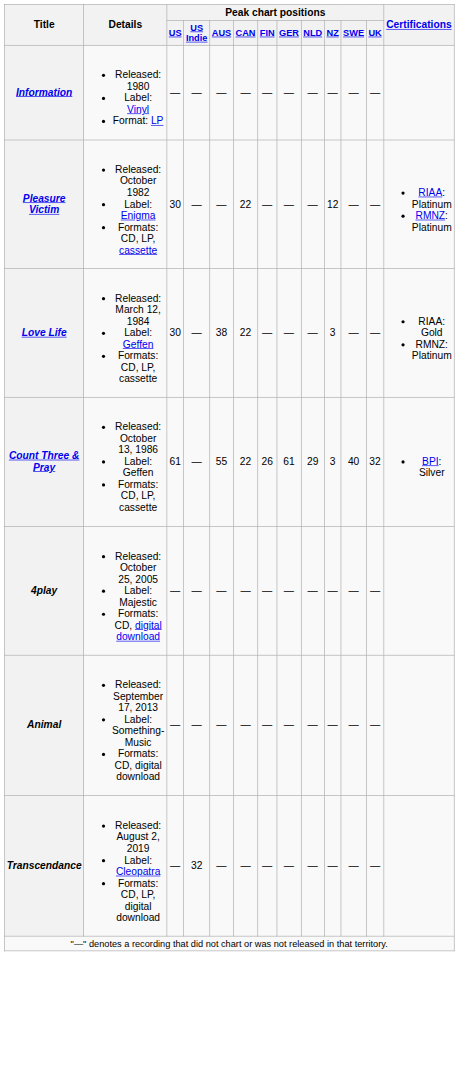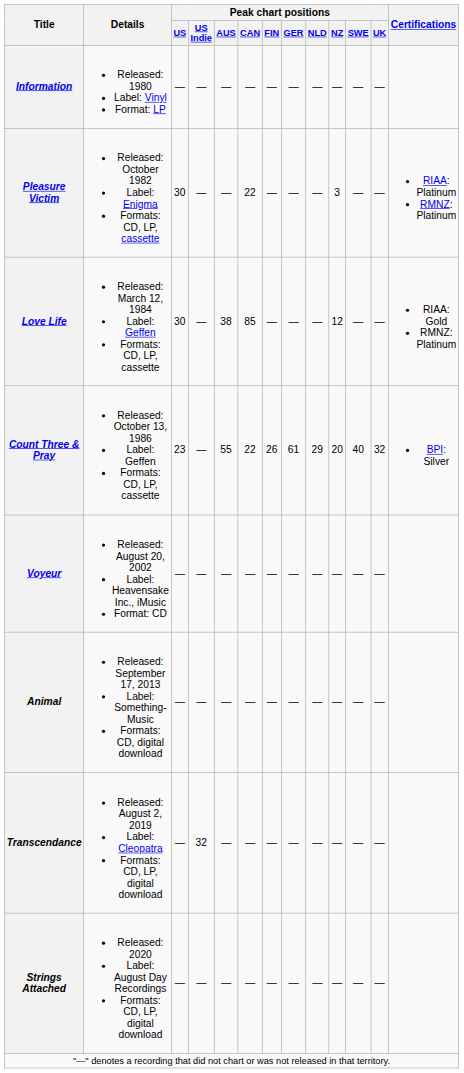(333, 204) 12 -> (337, 192) 3
(246, 333) 22 -> (250, 321) 85
(333, 333) 3 -> (337, 321) 12
(175, 462) 61 -> (180, 450) 23
(333, 462) 3 -> (337, 450) 20
+ row: (44, 573)
- row: (44, 590)
+ row: (44, 983)
